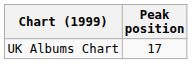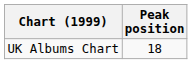(155, 49) 17 -> (155, 49) 18
